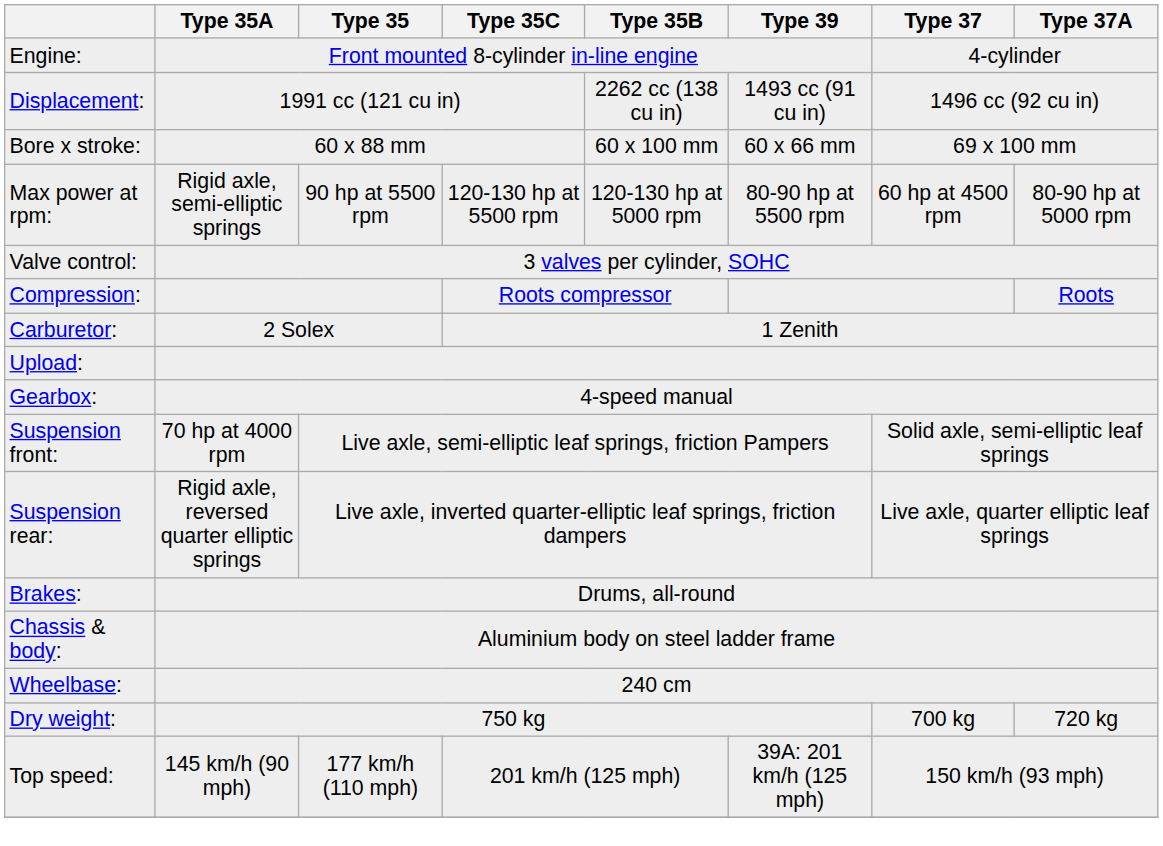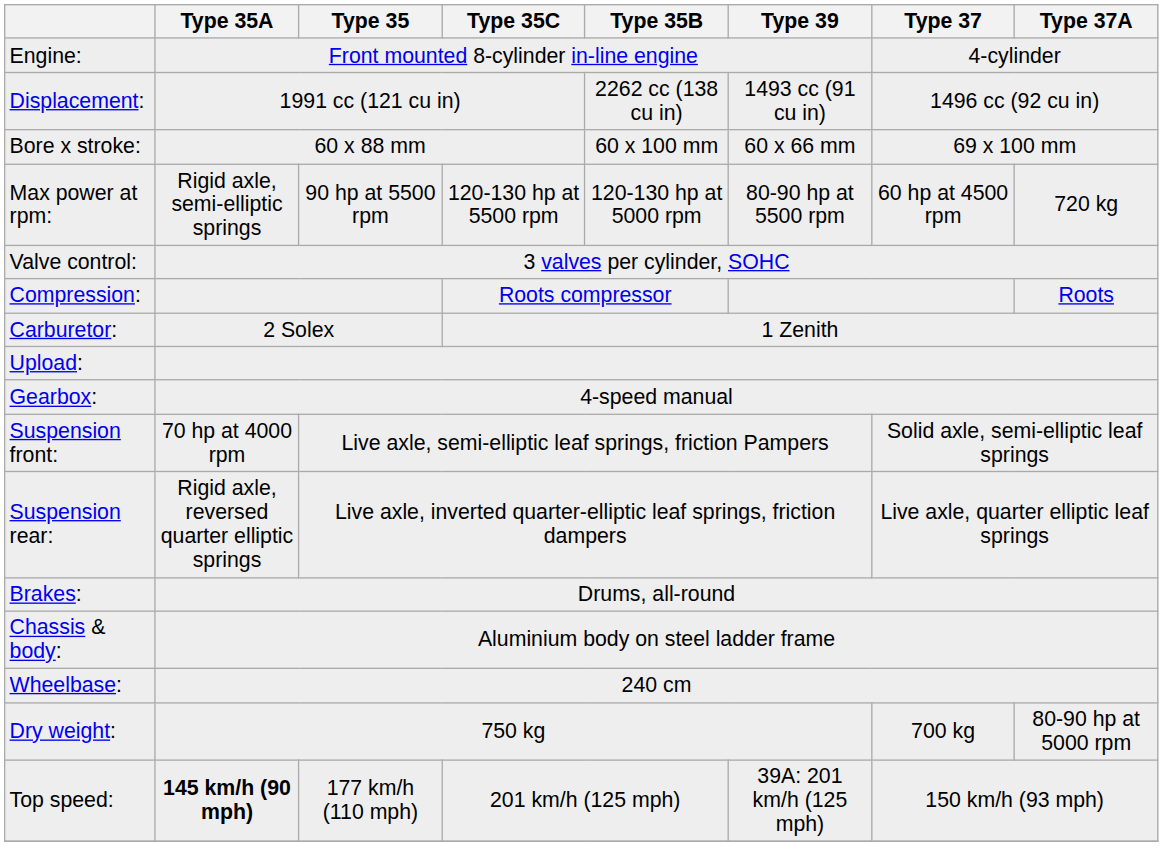(1086, 204) 80-90 hp at 5000 rpm -> (1086, 204) 720 kg
(1086, 719) 720 kg -> (1086, 731) 80-90 hp at 5000 rpm
(227, 776) normal -> (227, 800) bold
